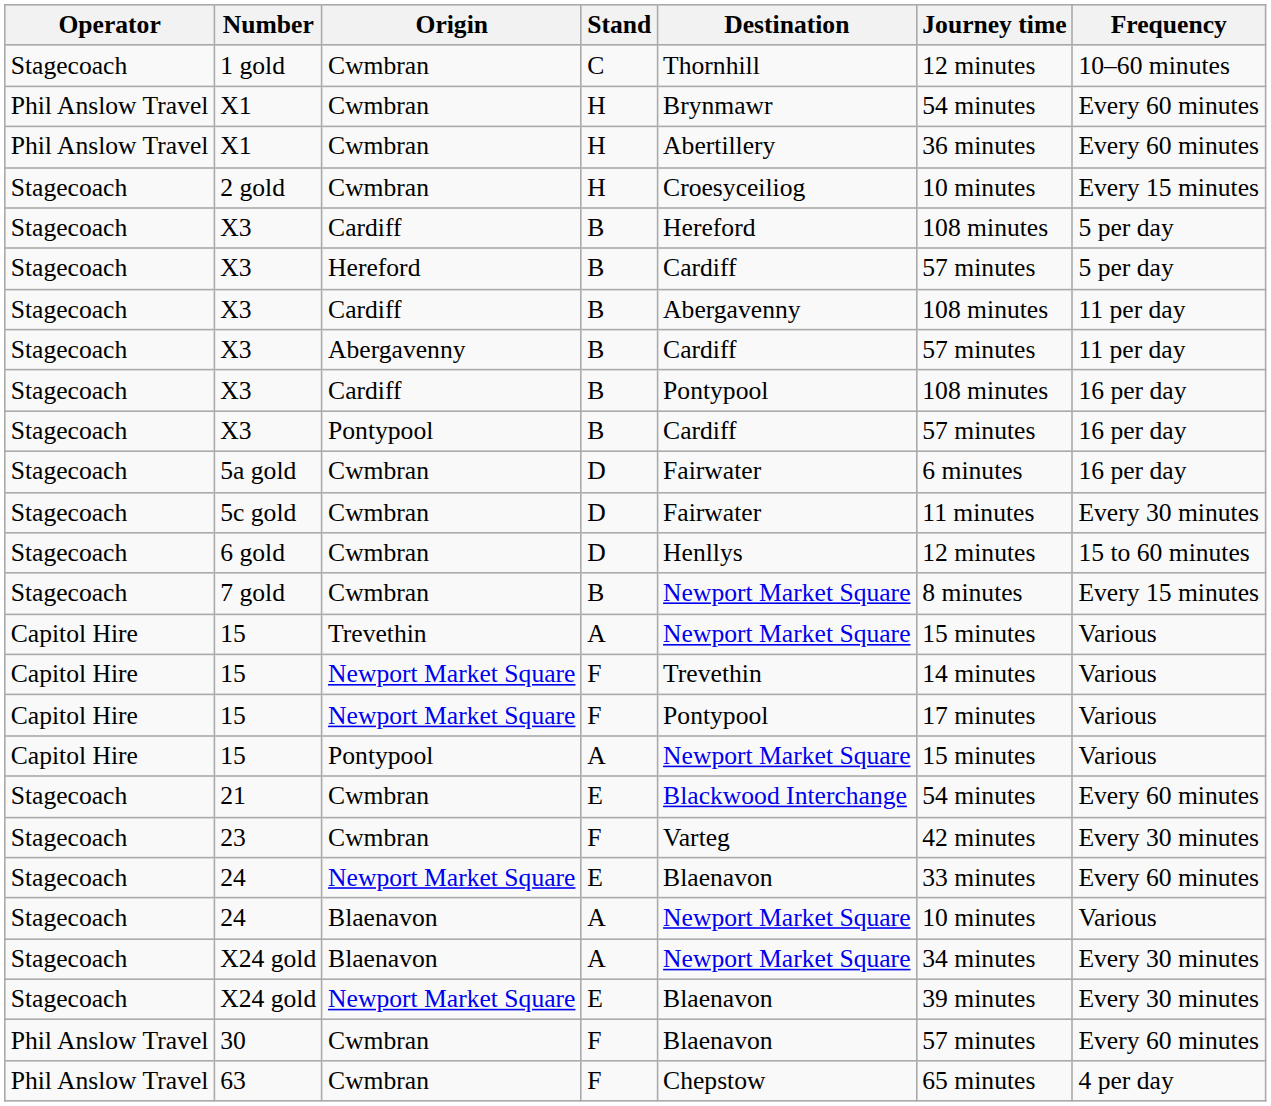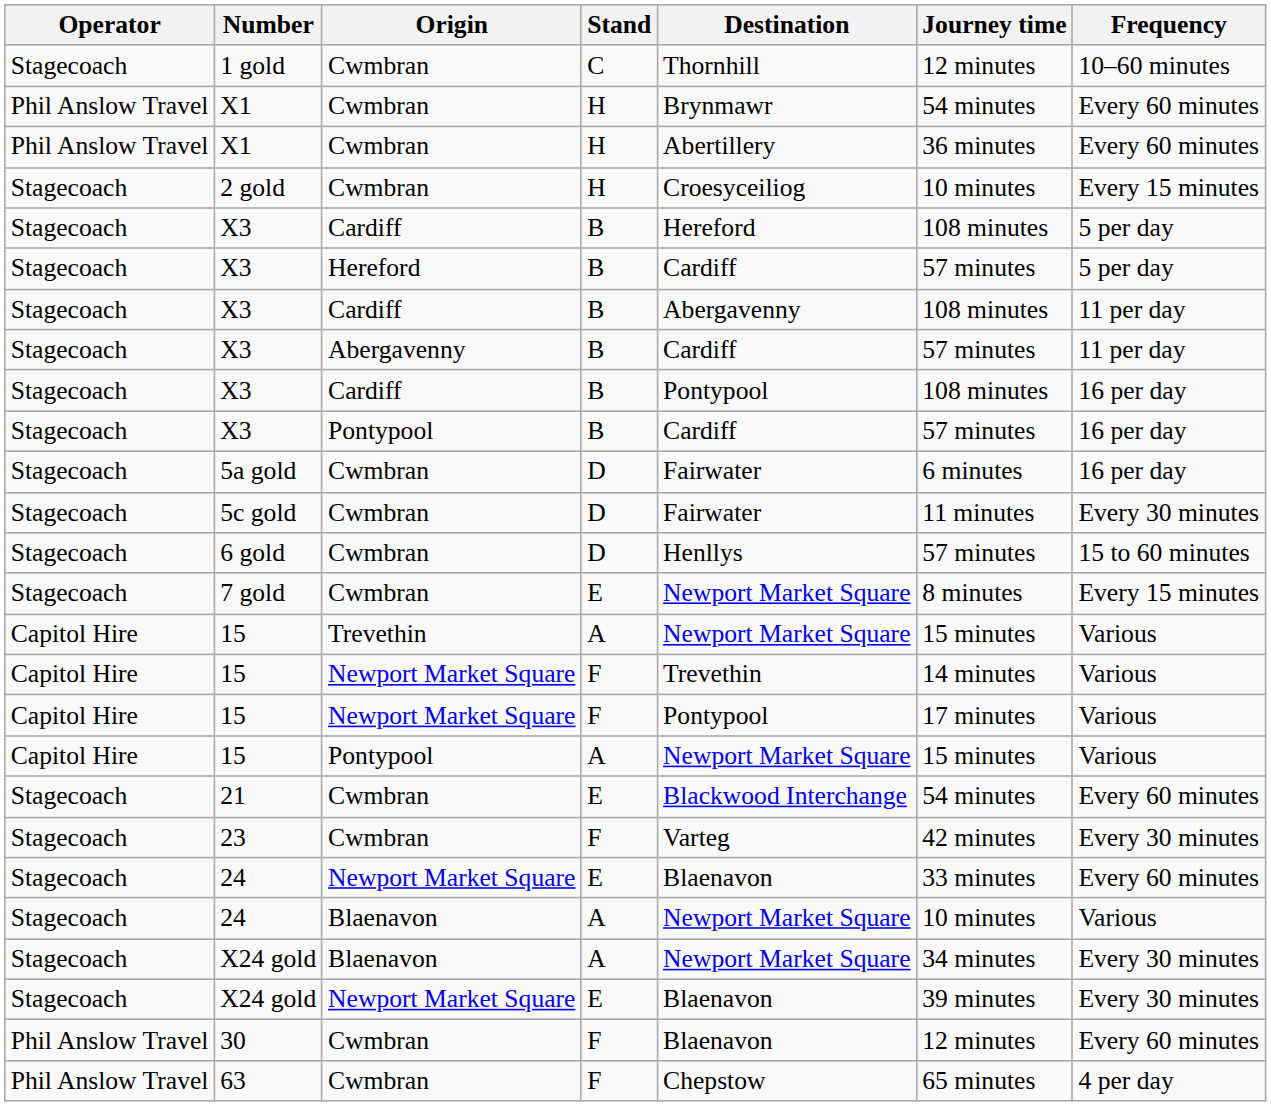(979, 552) 12 minutes -> (979, 552) 57 minutes
(596, 593) B -> (595, 593) E
(979, 1039) 57 minutes -> (979, 1039) 12 minutes
